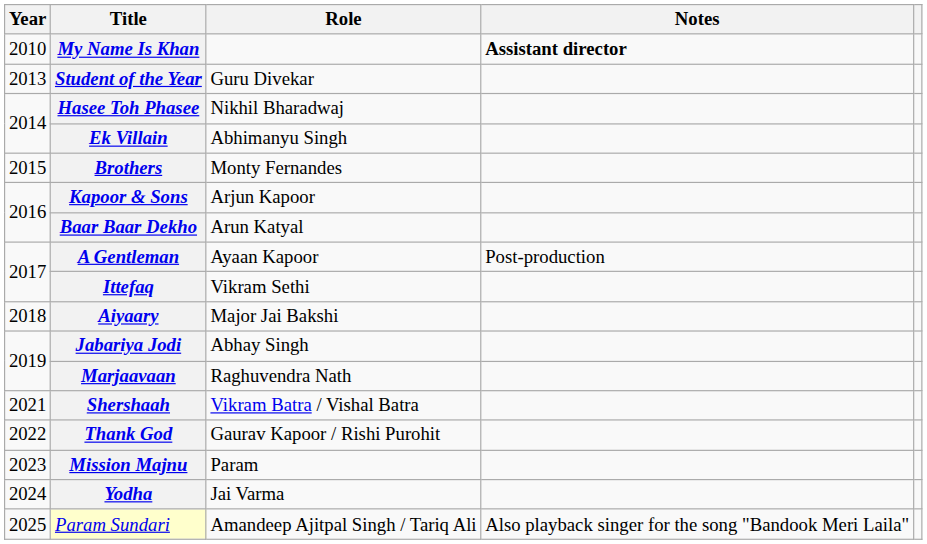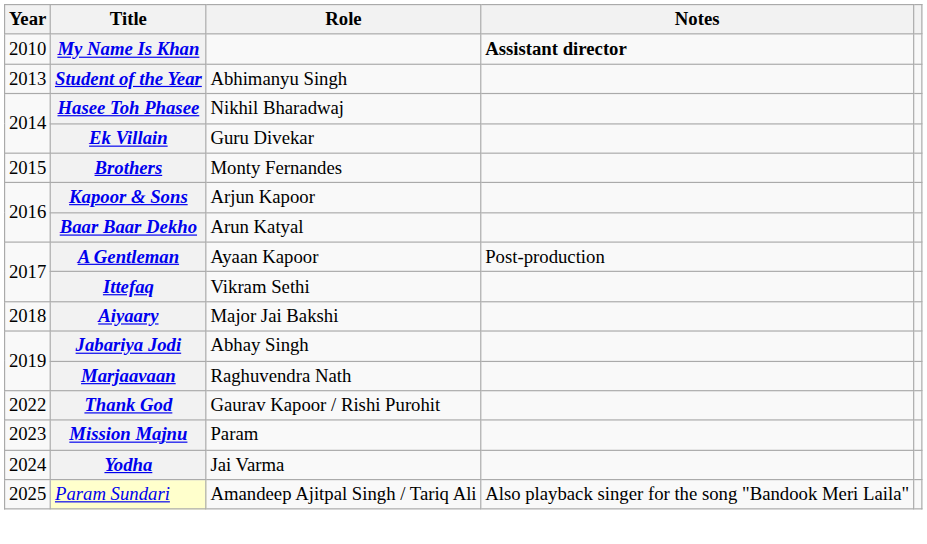(262, 78) Guru Divekar -> (279, 78) Abhimanyu Singh
(279, 138) Abhimanyu Singh -> (262, 138) Guru Divekar
- row: (128, 405)
